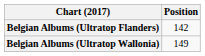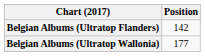(181, 43) 149 -> (181, 43) 177
